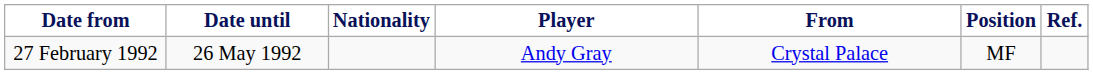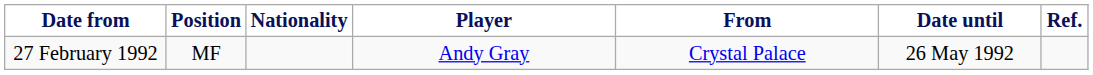columns swapped: (1001, 20) <-> (247, 20)
